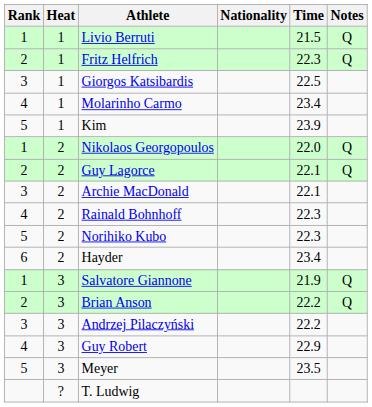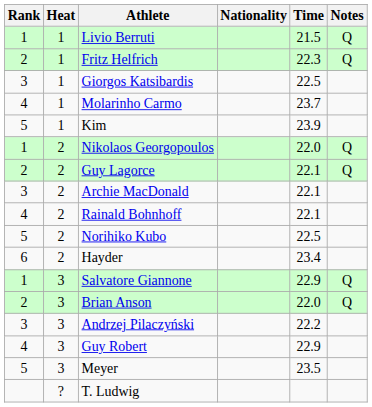(309, 103) 23.4 -> (309, 103) 23.7
(309, 214) 22.3 -> (309, 214) 22.1
(309, 236) 22.3 -> (309, 236) 22.5
(309, 280) 21.9 -> (309, 280) 22.9
(309, 302) 22.2 -> (309, 302) 22.0
